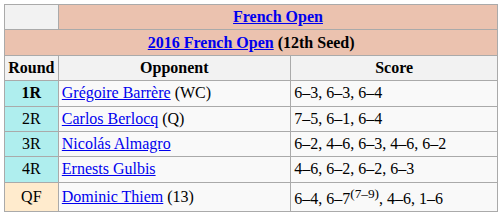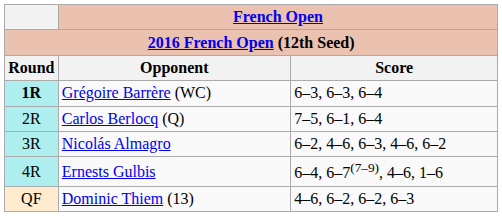(354, 169) 4–6, 6–2, 6–2, 6–3 -> (369, 171) 6–4, 6–7(7–9), 4–6, 1–6
(369, 196) 6–4, 6–7(7–9), 4–6, 1–6 -> (354, 199) 4–6, 6–2, 6–2, 6–3
